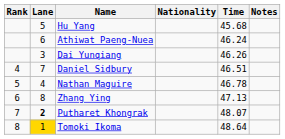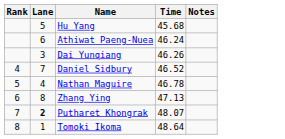- column: (187, 12)
(234, 69) 46.51 -> (171, 69) 46.52
(43, 127) gold background -> (43, 127) no background
